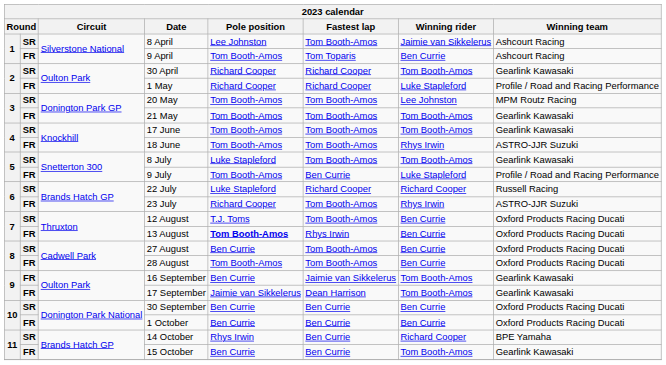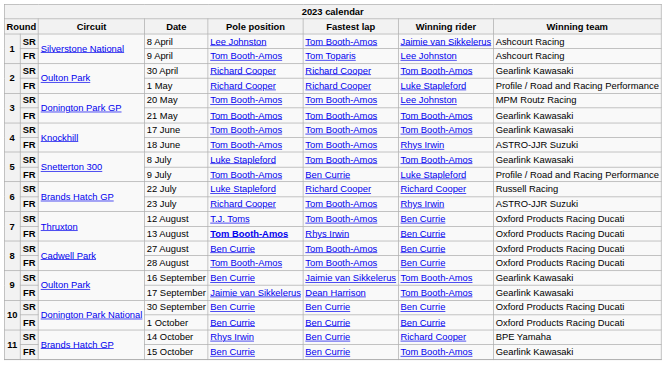(423, 56) Ben Currie -> (429, 56) Lee Johnston
(29, 278) FR -> (29, 278) SR
